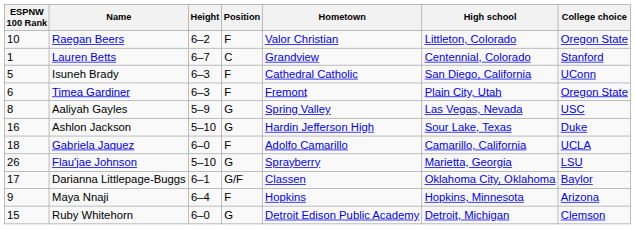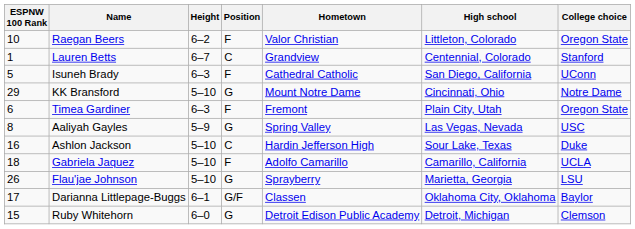+ row: (86, 92)
(229, 127) G -> (228, 145) C
(200, 145) 6–0 -> (204, 162) 5–10
- row: (80, 197)
